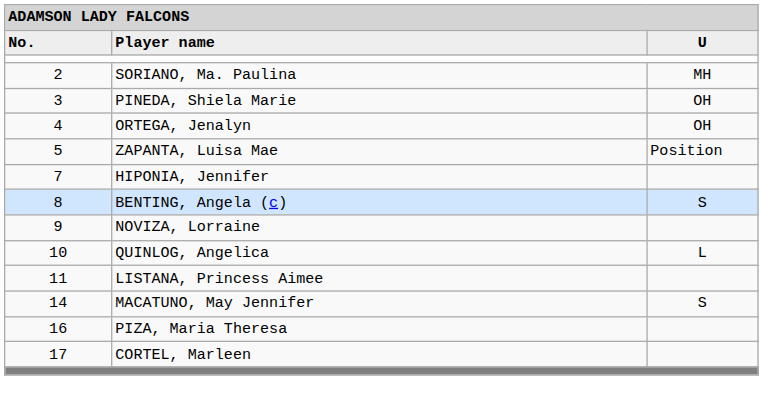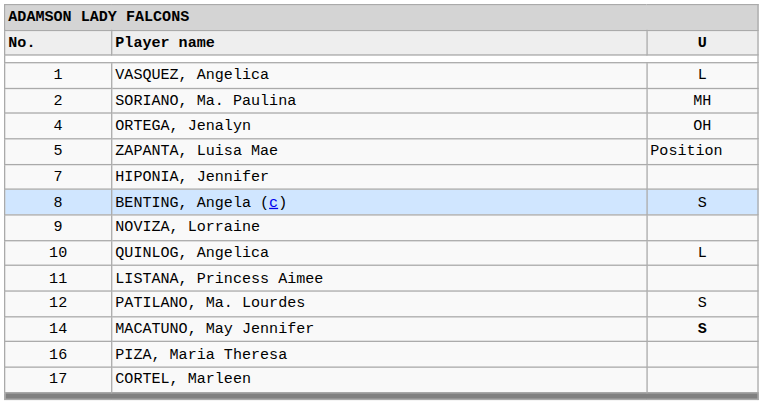+ row: (58, 75)
- row: (58, 100)
+ row: (58, 303)
(702, 303) normal -> (702, 329) bold
